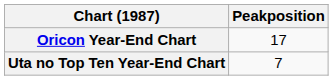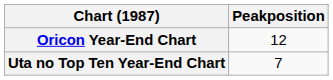(278, 39) 17 -> (278, 39) 12
